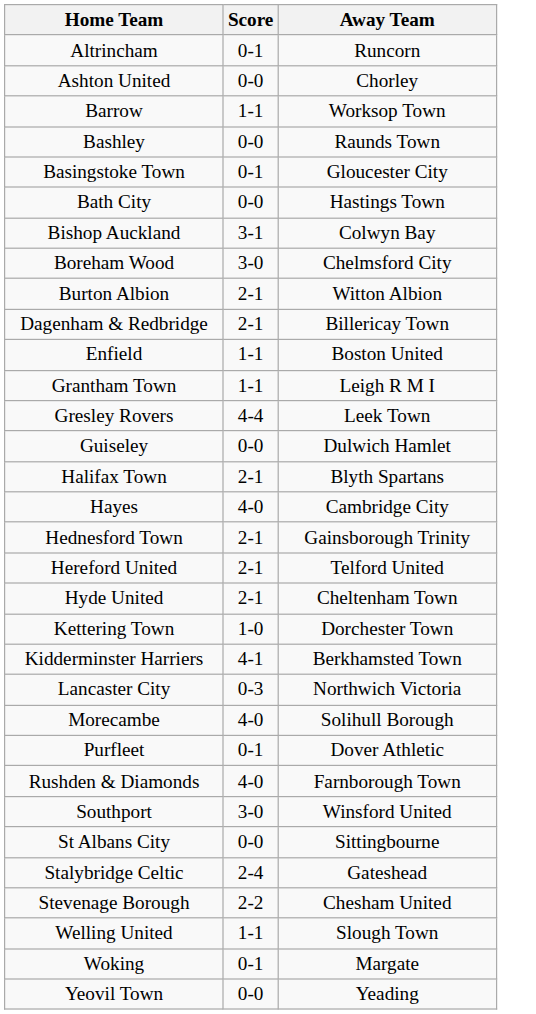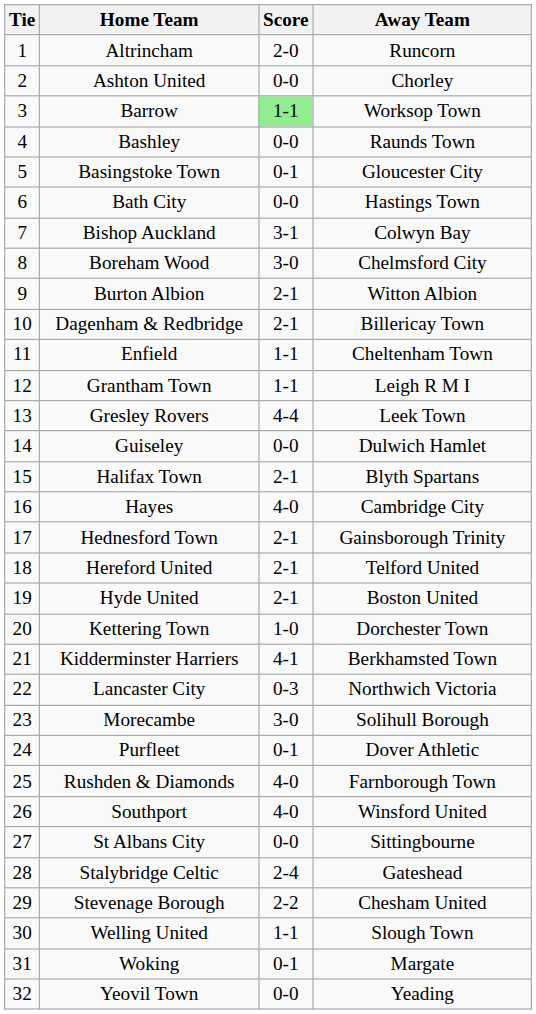+ column: (22, 19)
(251, 50) 0-1 -> (286, 50) 2-0
(251, 111) no background -> (286, 111) lightgreen background
(387, 354) Boston United -> (422, 354) Cheltenham Town
(387, 598) Cheltenham Town -> (422, 598) Boston United
(251, 720) 4-0 -> (286, 720) 3-0
(251, 811) 3-0 -> (286, 811) 4-0
